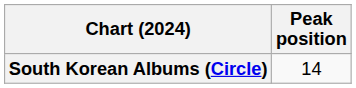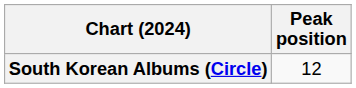(311, 68) 14 -> (311, 68) 12
